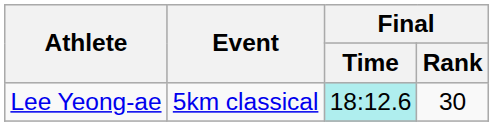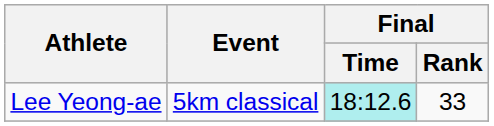(453, 101) 30 -> (453, 101) 33
